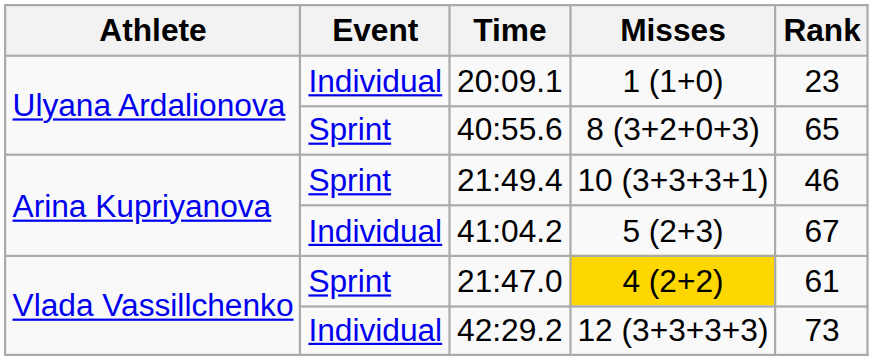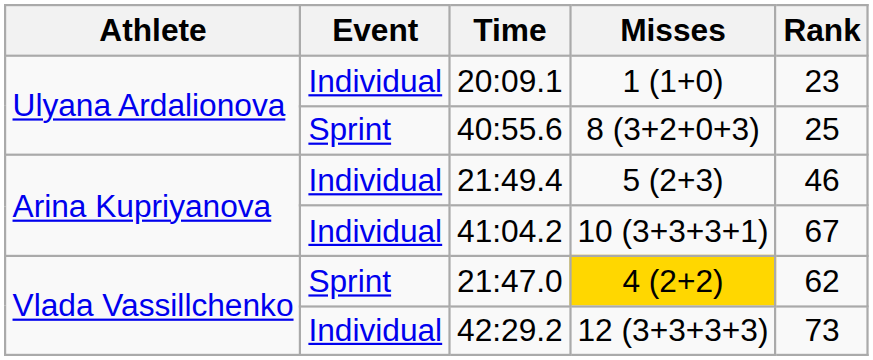(822, 131) 65 -> (822, 131) 25
(350, 181) Sprint -> (375, 181) Individual
(673, 181) 10 (3+3+3+1) -> (673, 181) 5 (2+3)
(673, 231) 5 (2+3) -> (673, 231) 10 (3+3+3+1)
(822, 281) 61 -> (822, 281) 62
